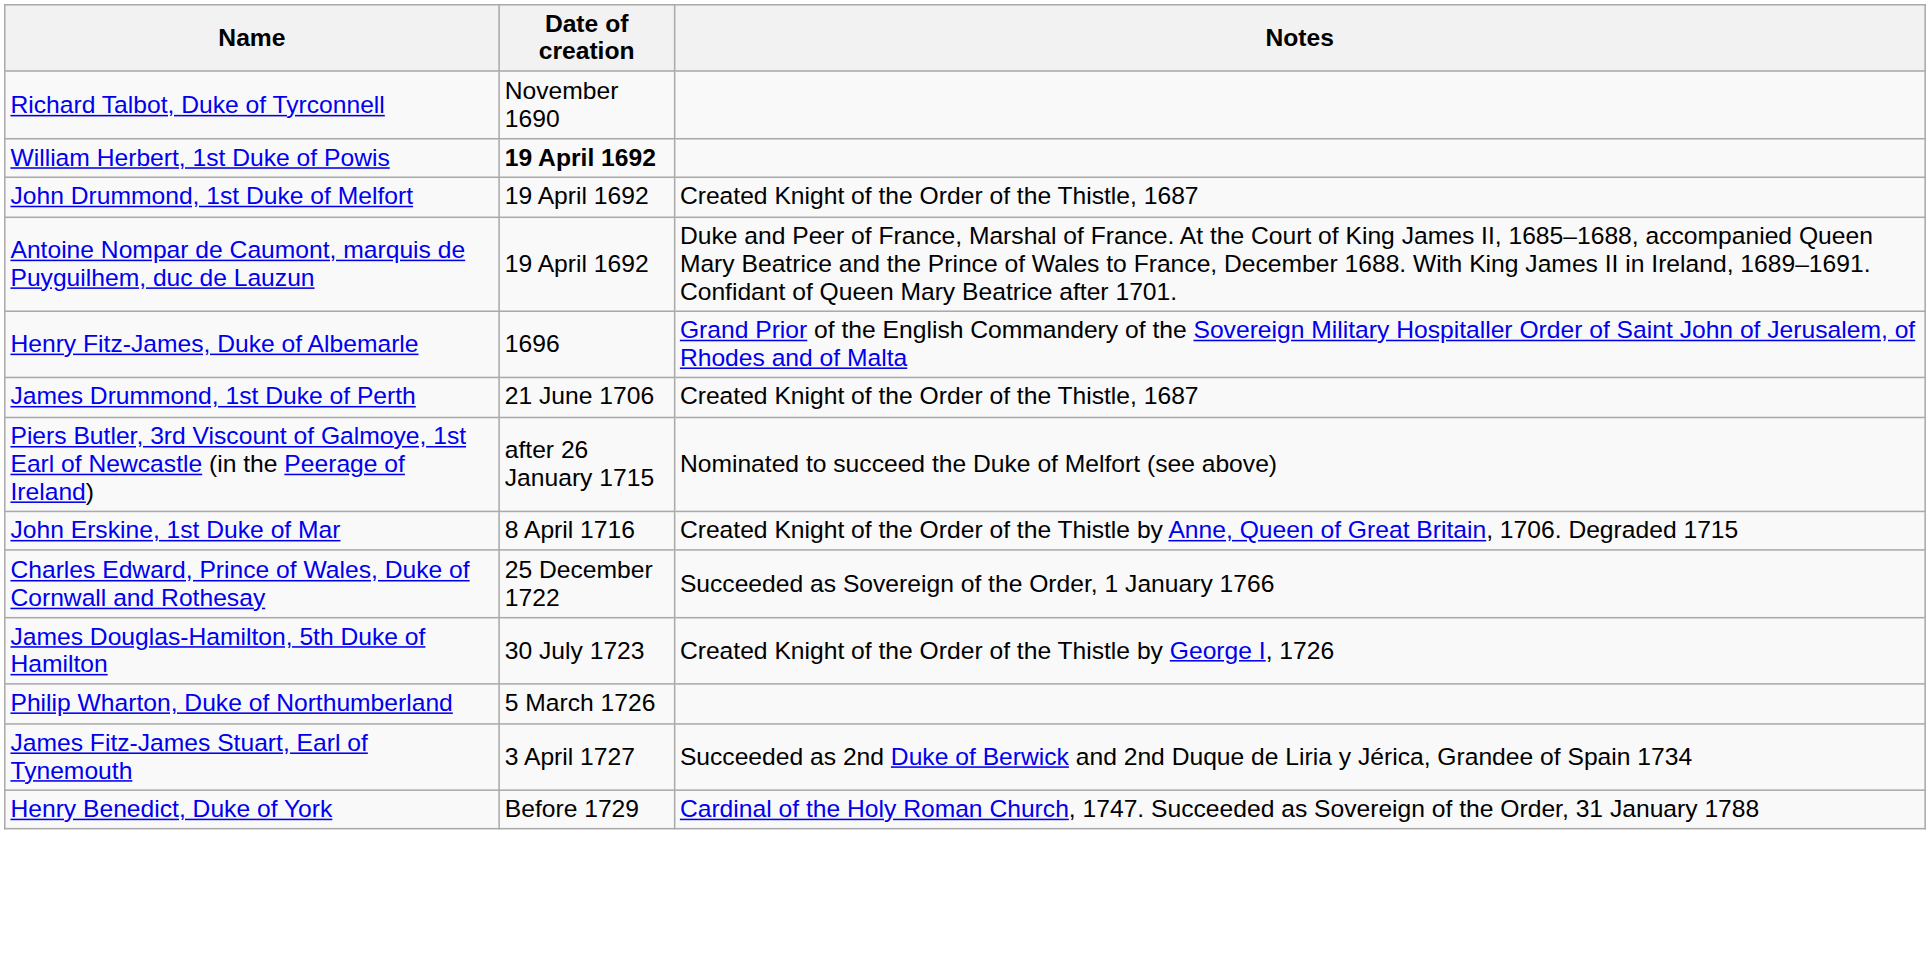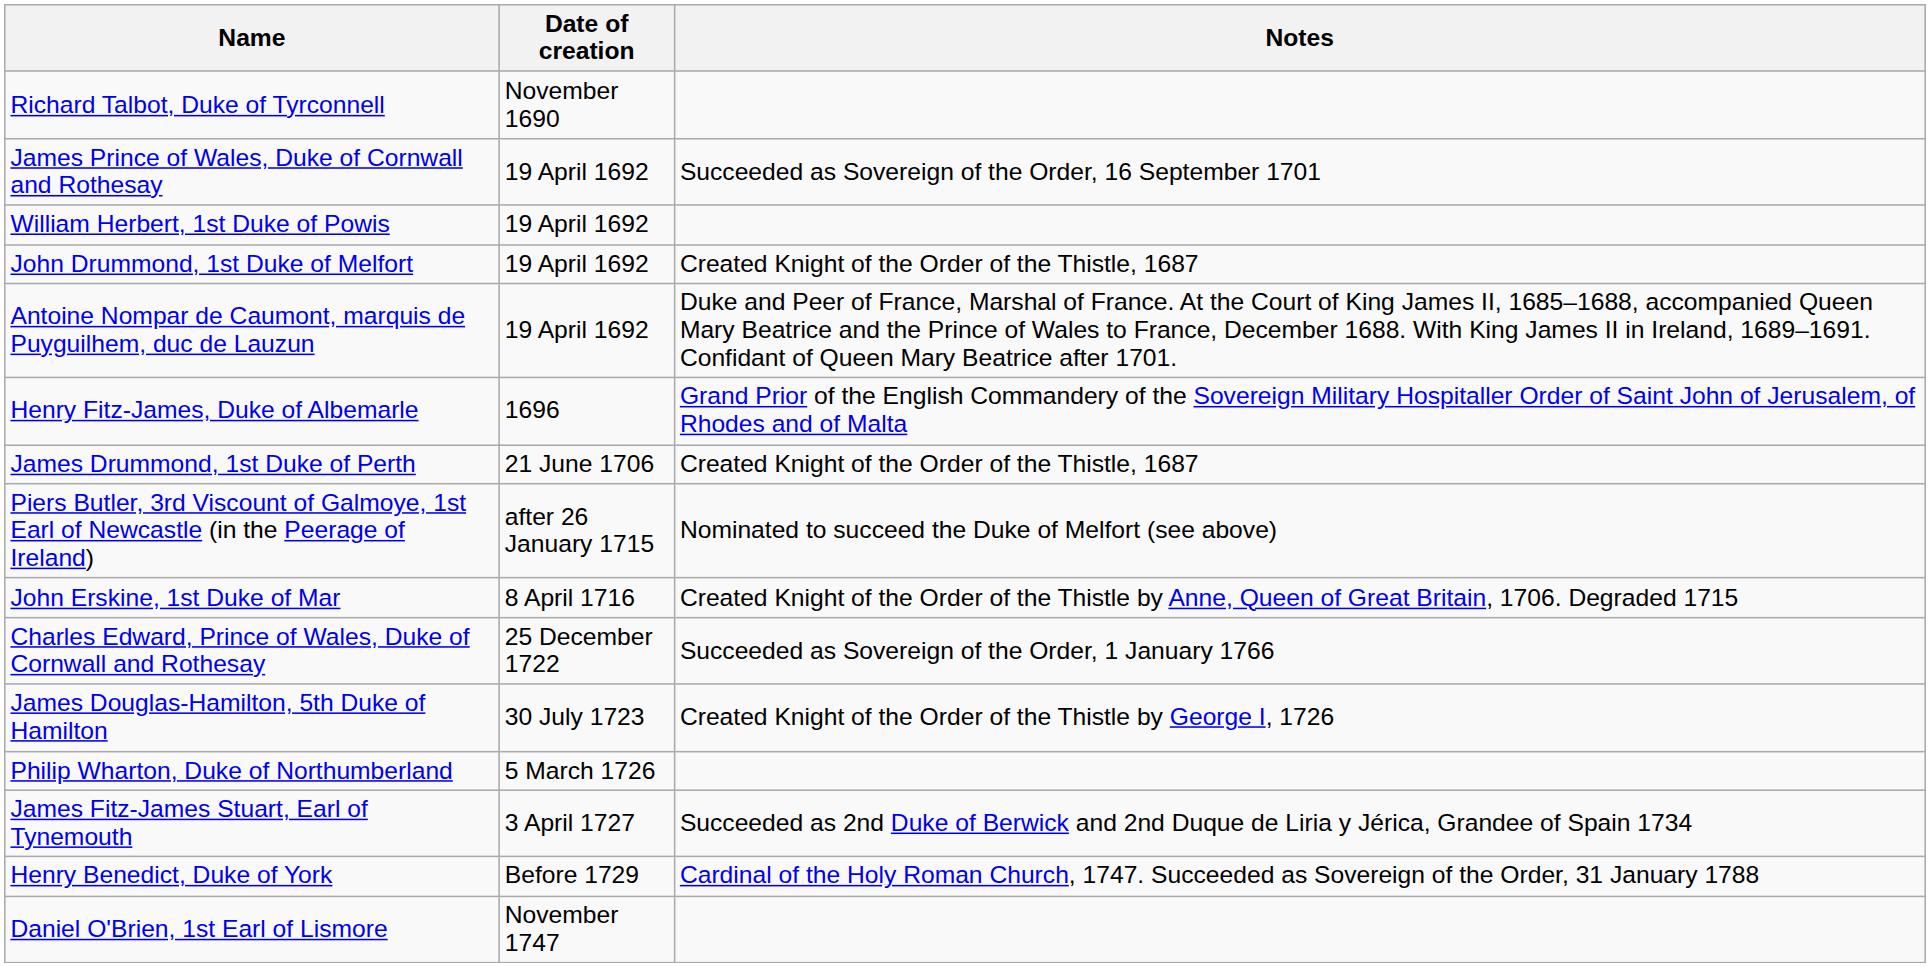+ row: (237, 171)
(580, 157) bold -> (577, 224) normal
+ row: (199, 928)
